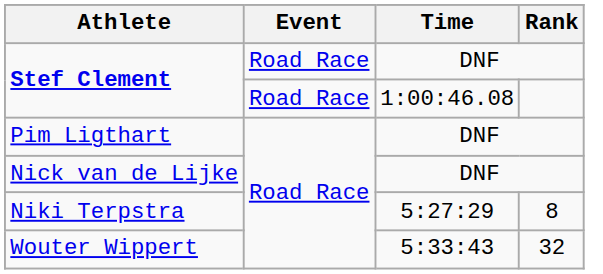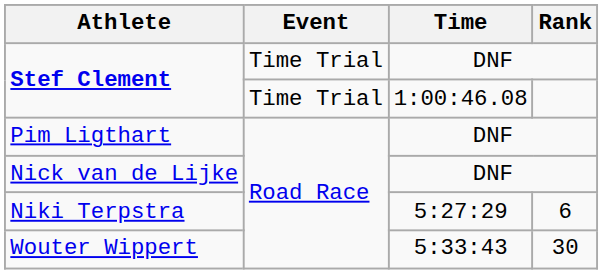(309, 61) Road Race -> (316, 61) Time Trial
(309, 99) Road Race -> (316, 99) Time Trial
(552, 211) 8 -> (565, 211) 6
(552, 249) 32 -> (565, 249) 30
